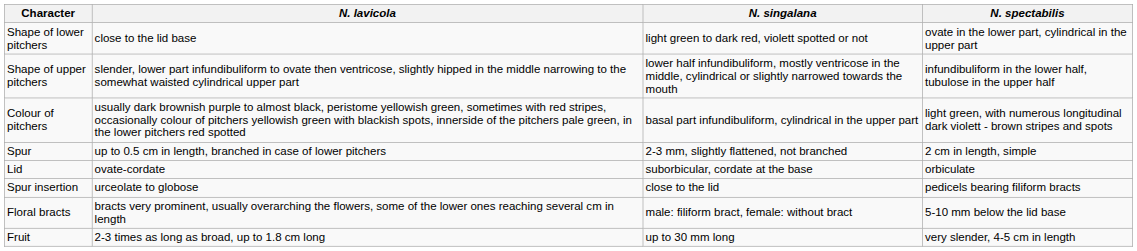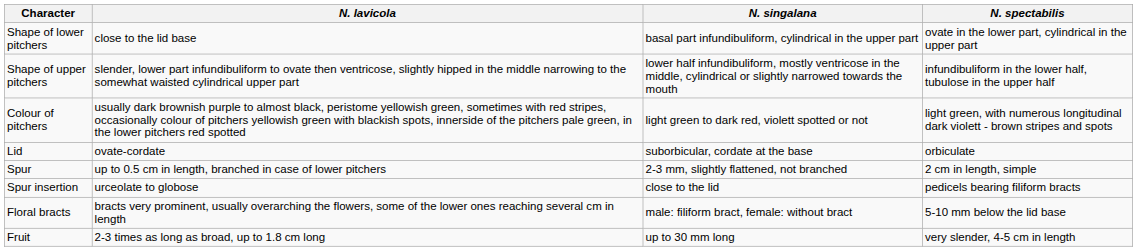(757, 38) light green to dark red, violett spotted or not -> (782, 38) basal part infundibuliform, cylindrical in the upper part
(782, 120) basal part infundibuliform, cylindrical in the upper part -> (757, 120) light green to dark red, violett spotted or not
rows swapped: (15, 169) <-> (19, 151)
